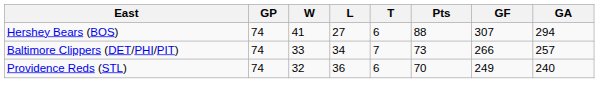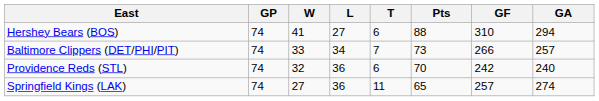(484, 31) 307 -> (484, 31) 310
(484, 68) 249 -> (484, 68) 242
+ row: (67, 86)
